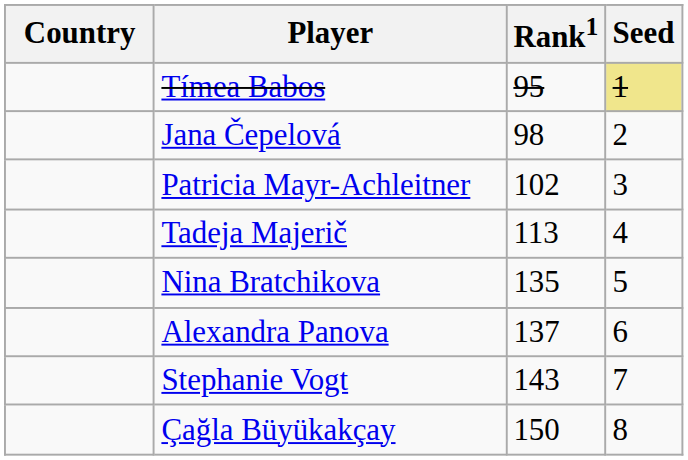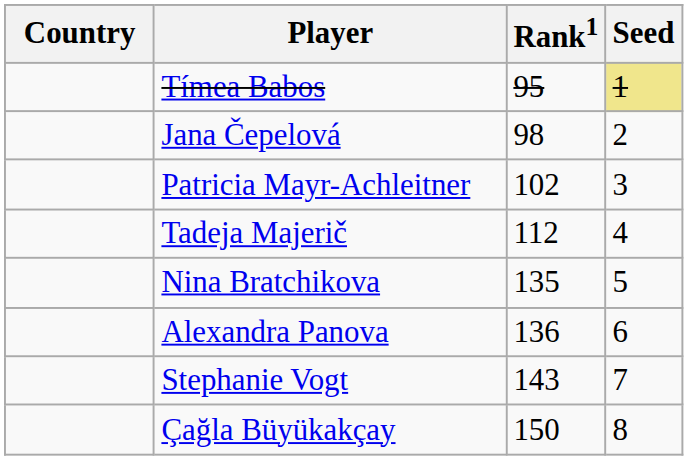(536, 233) 113 -> (536, 233) 112
(537, 331) 137 -> (537, 331) 136
